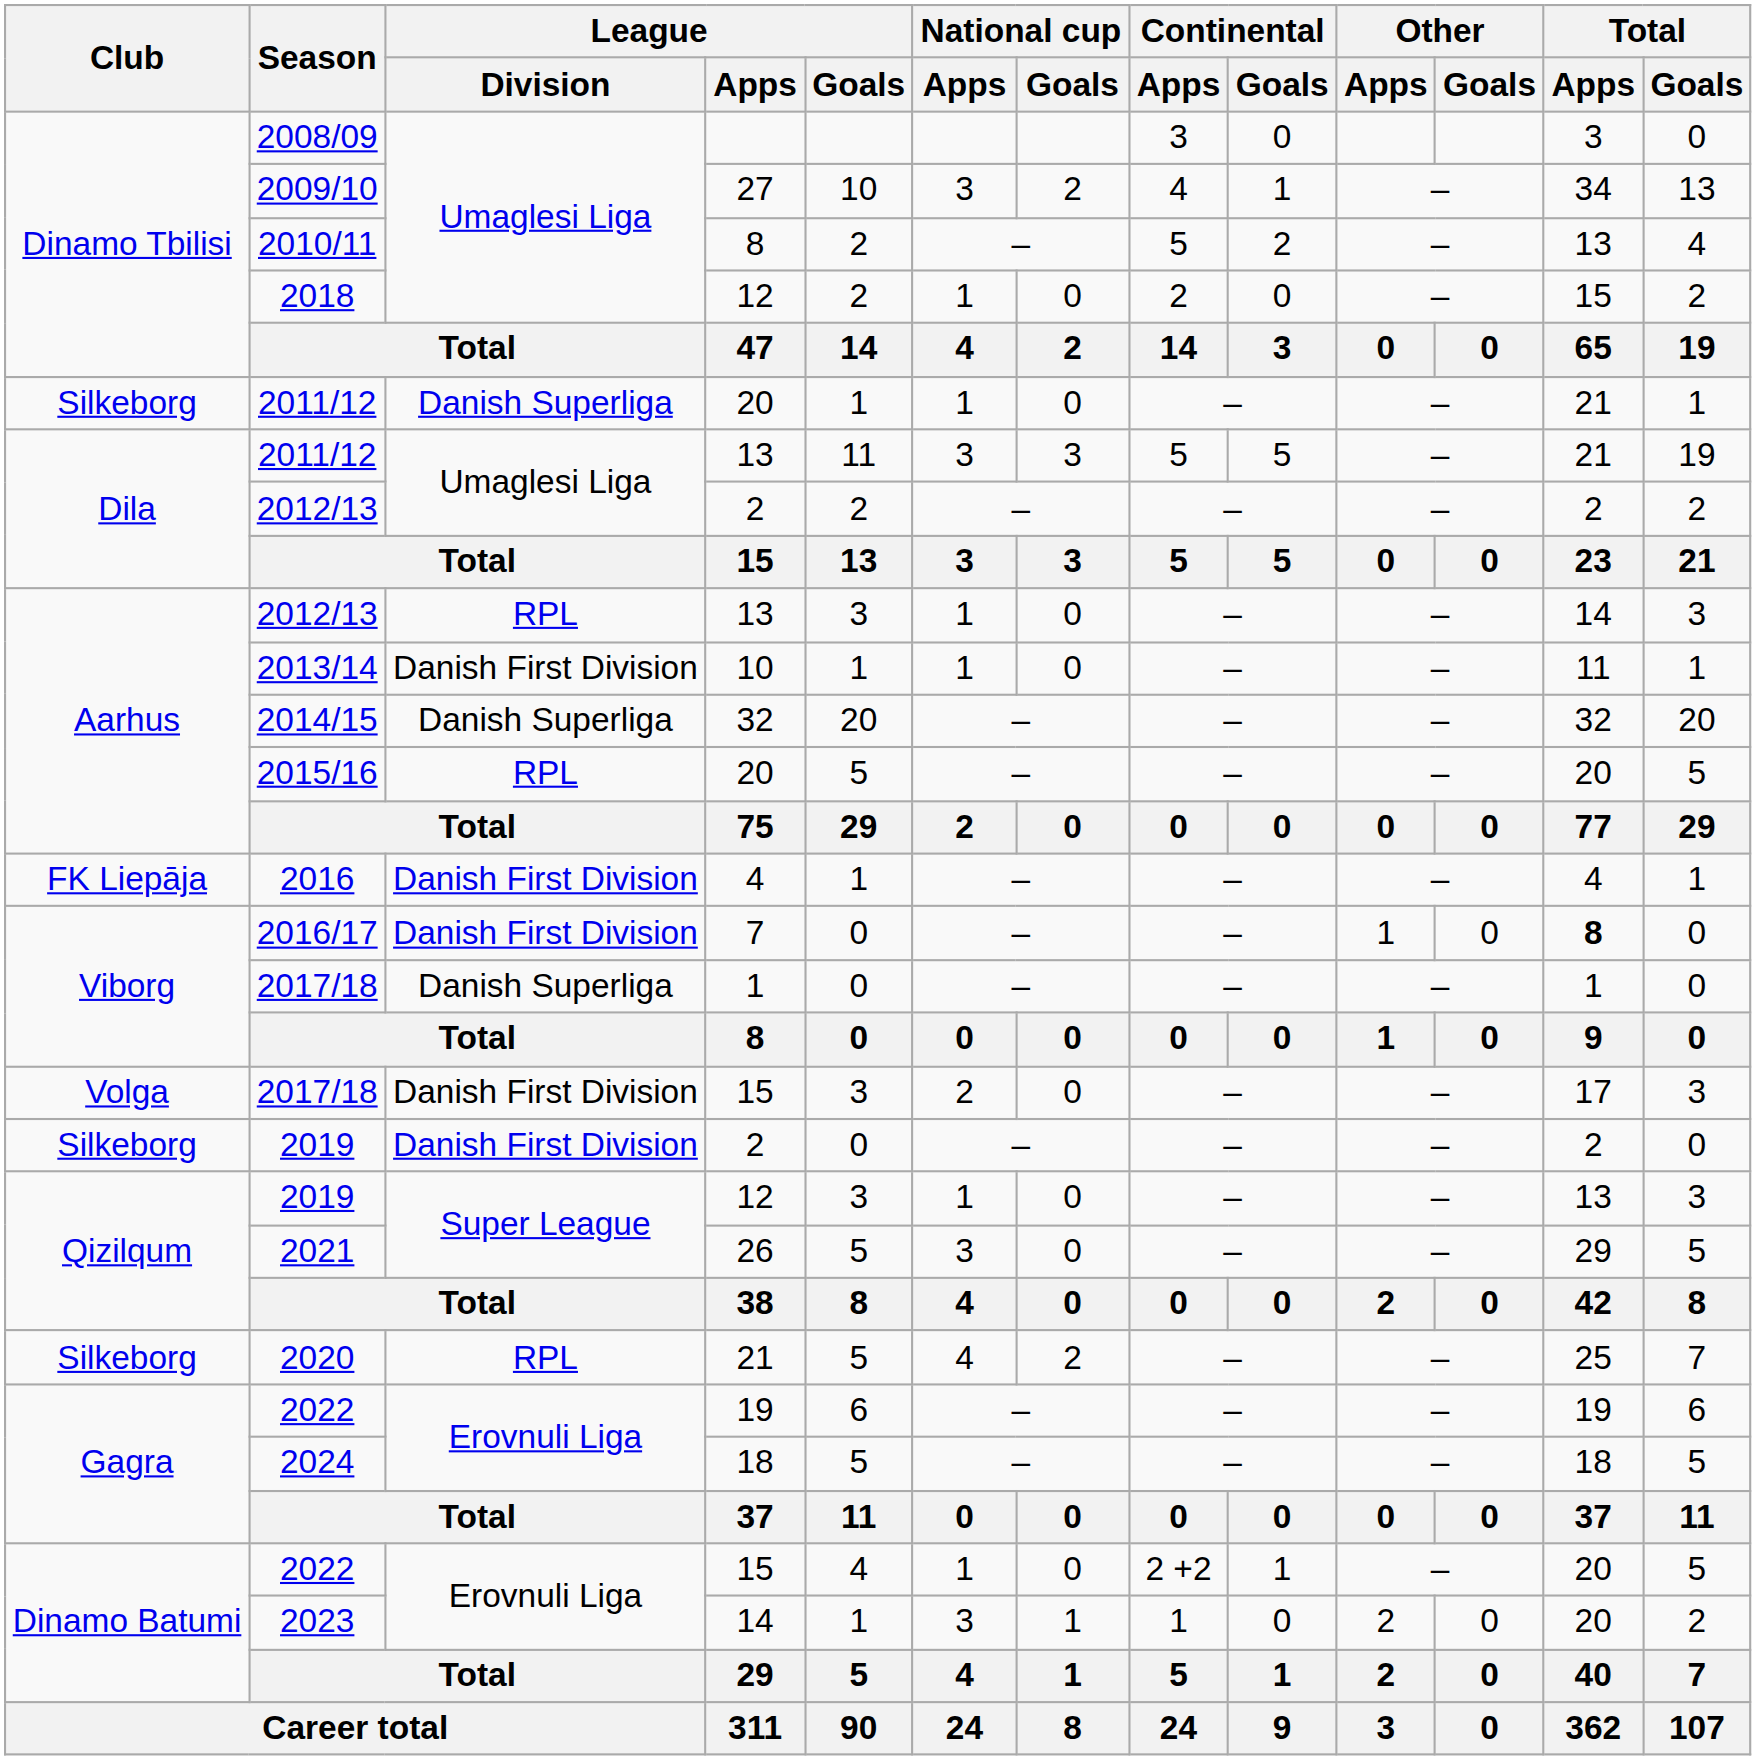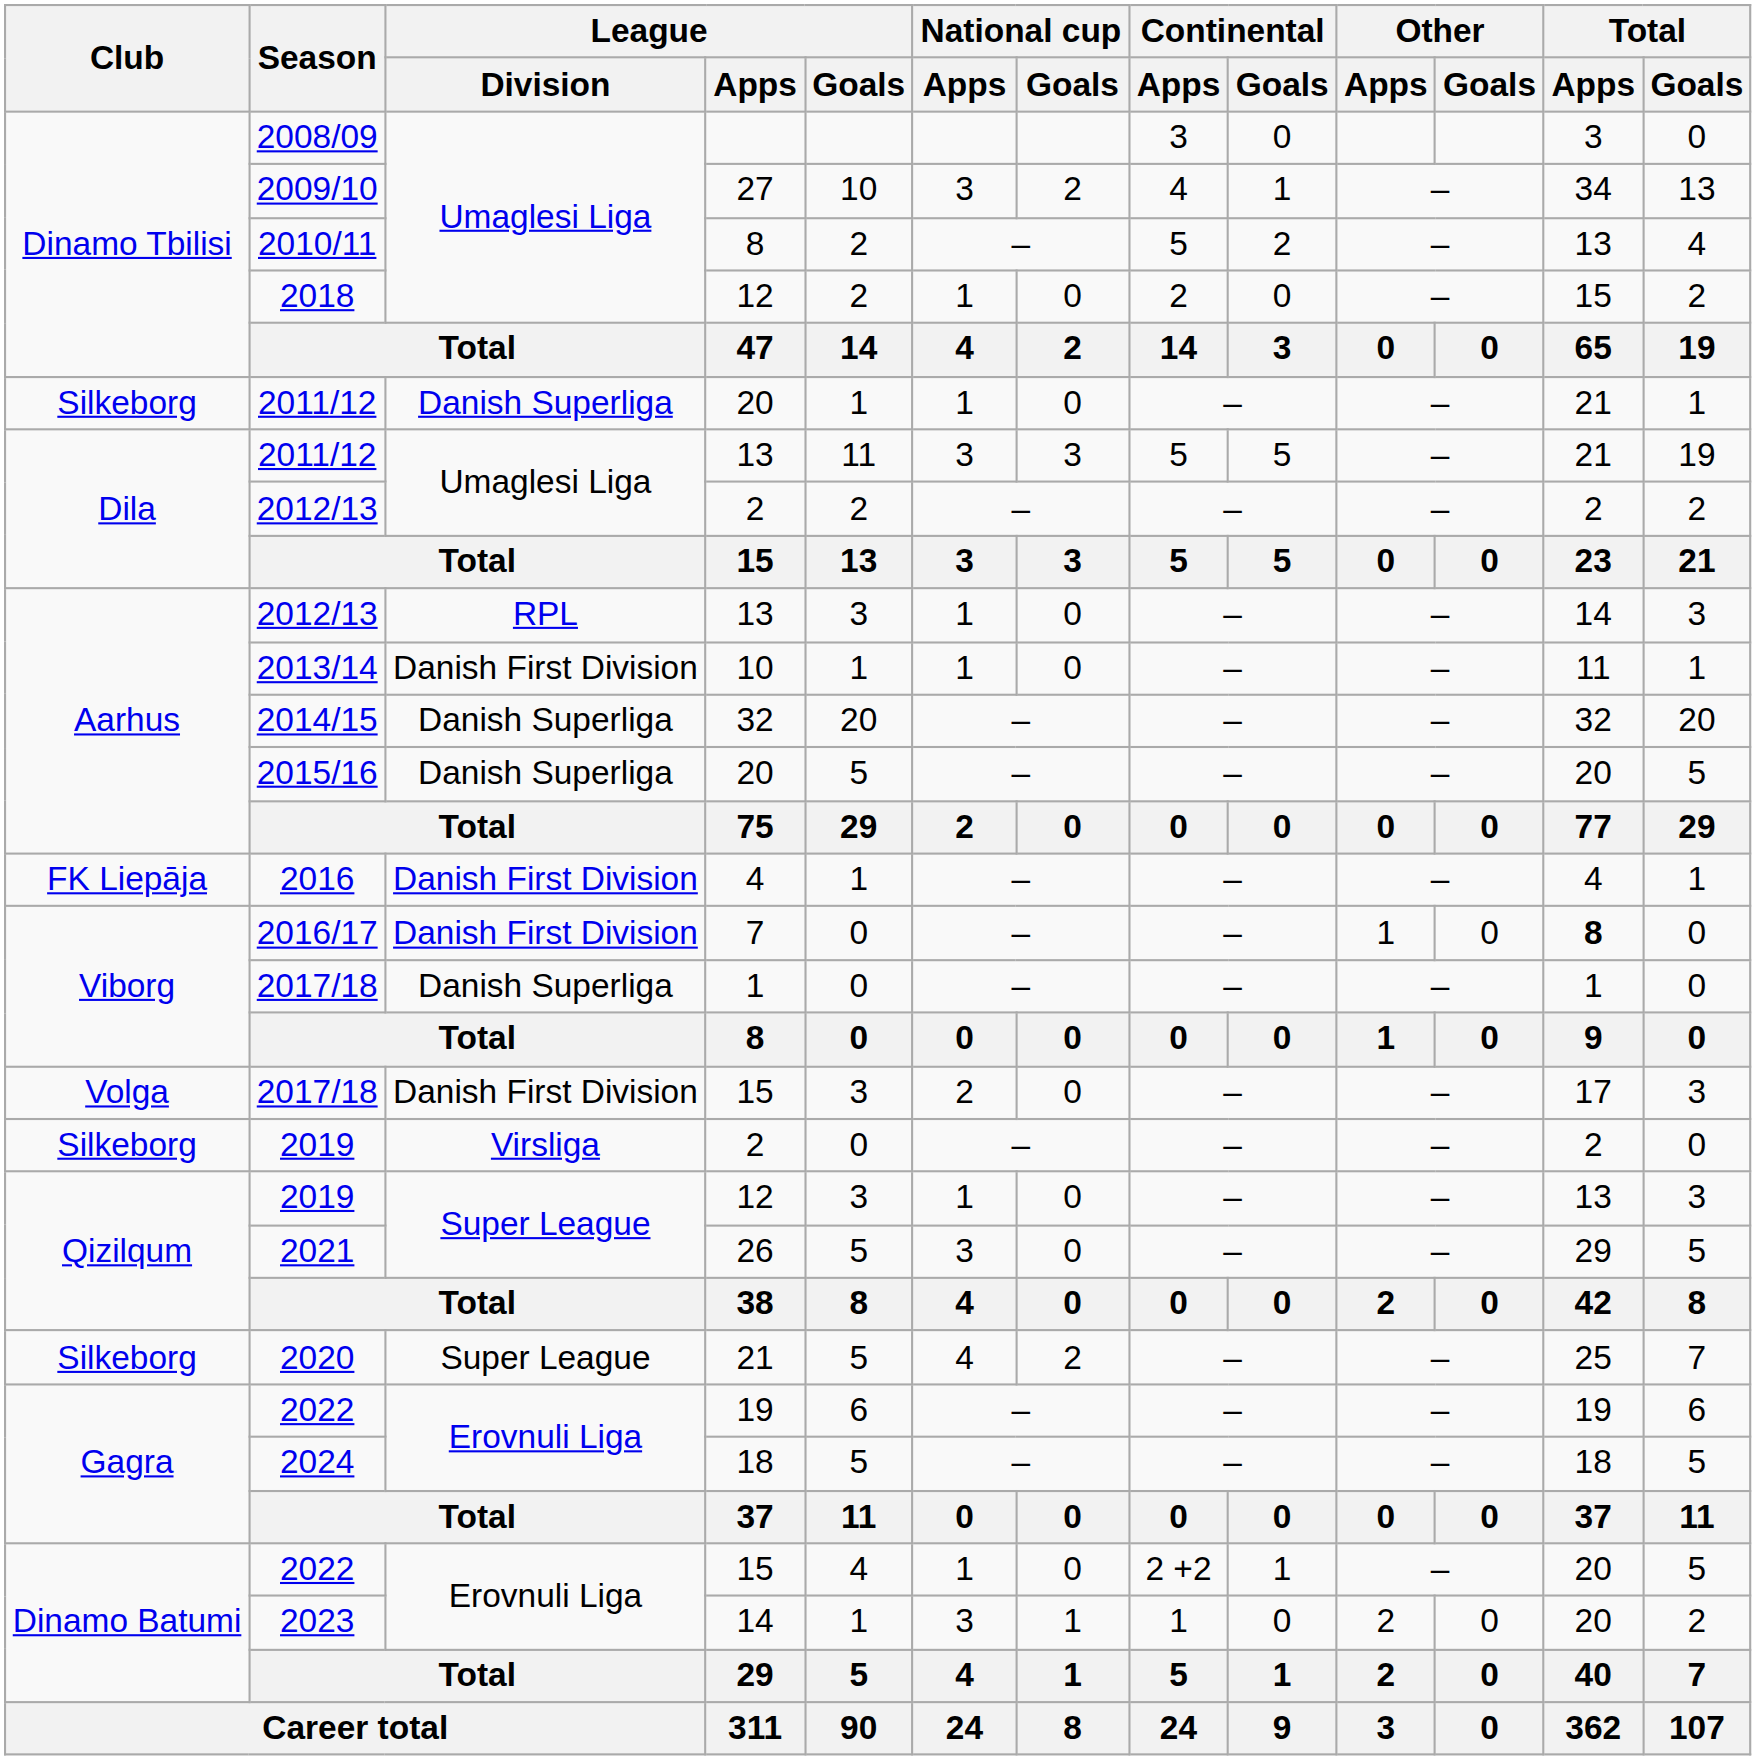(545, 773) RPL -> (545, 773) Danish Superliga
(545, 1144) Danish First Division -> (545, 1144) Virsliga
(545, 1356) RPL -> (545, 1356) Super League
